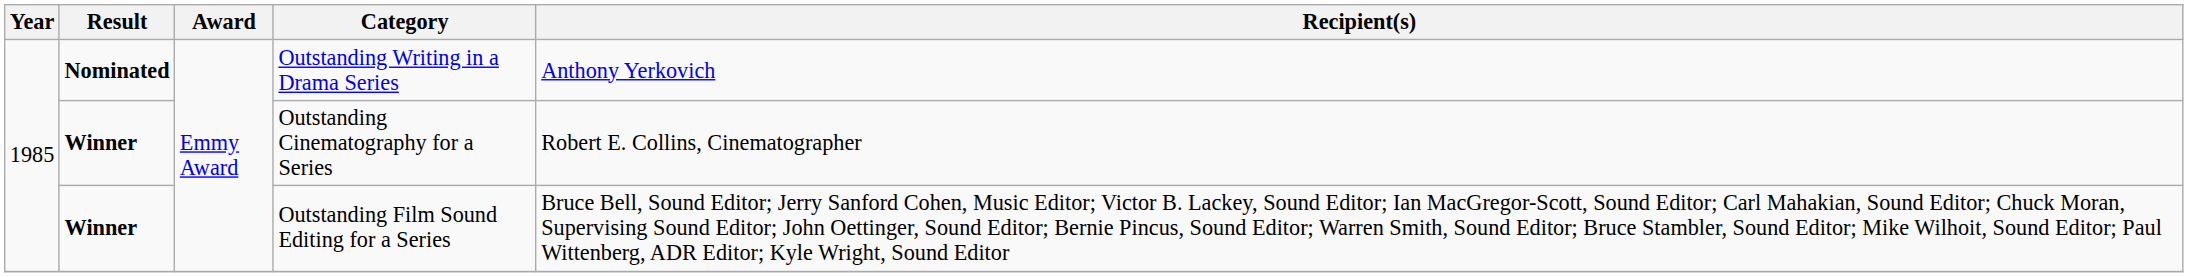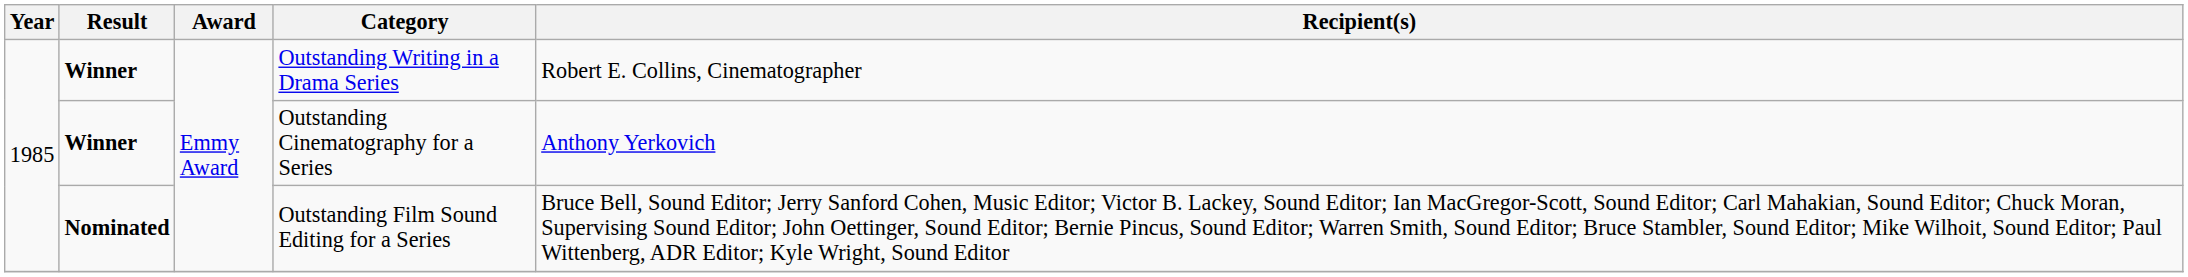(117, 69) Nominated -> (101, 69) Winner
(628, 69) Anthony Yerkovich -> (701, 69) Robert E. Collins, Cinematographer
(701, 142) Robert E. Collins, Cinematographer -> (628, 142) Anthony Yerkovich
(101, 228) Winner -> (117, 228) Nominated
